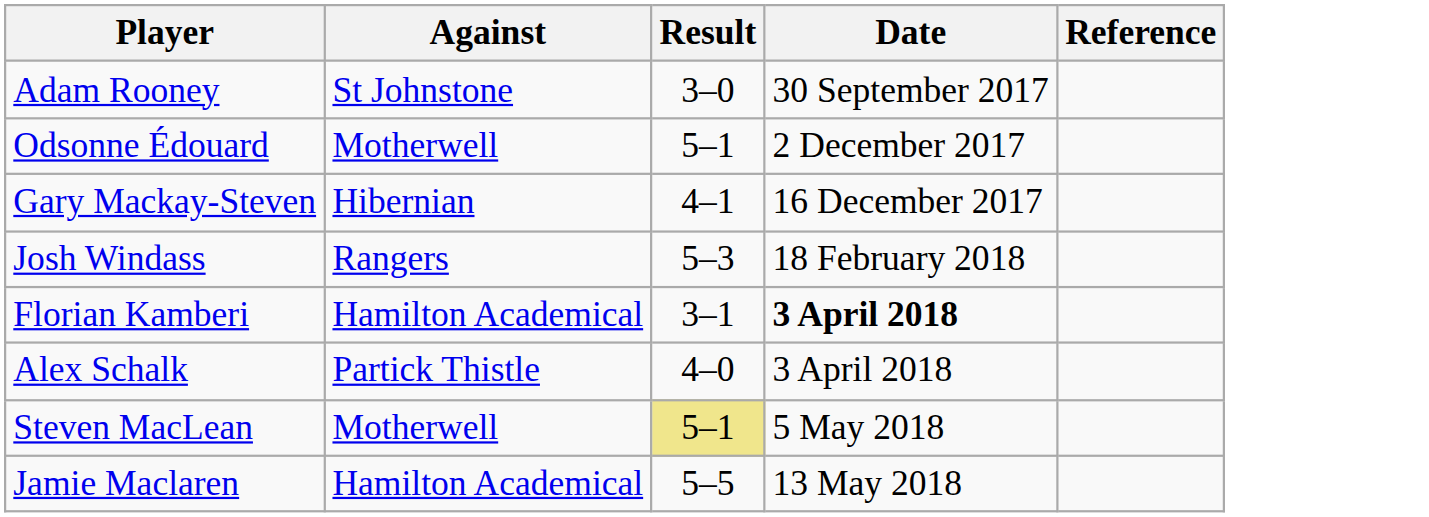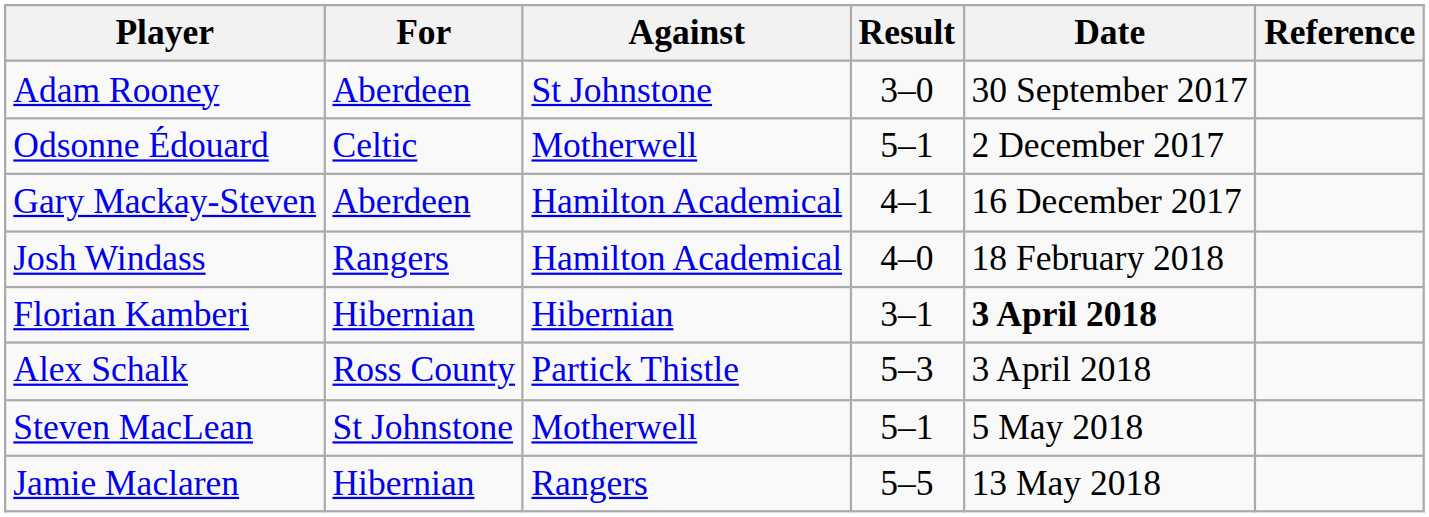+ column: (424, 32)
(403, 201) Hibernian -> (687, 201) Hamilton Academical
(391, 257) Rangers -> (687, 257) Hamilton Academical
(708, 257) 5–3 -> (907, 257) 4–0
(488, 314) Hamilton Academical -> (602, 314) Hibernian
(708, 370) 4–0 -> (907, 370) 5–3
(708, 426) khaki background -> (907, 426) no background
(488, 483) Hamilton Academical -> (590, 483) Rangers
